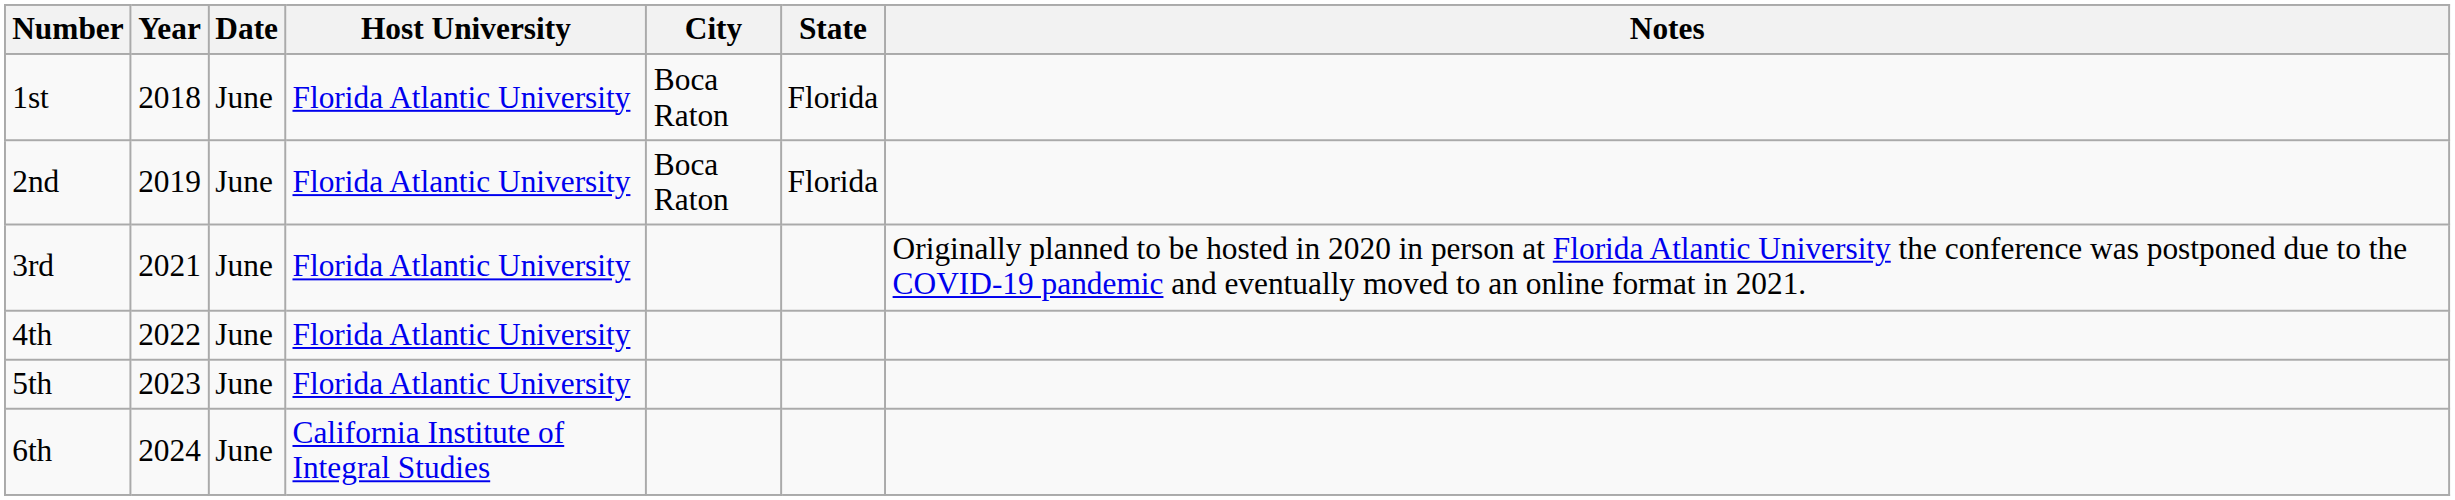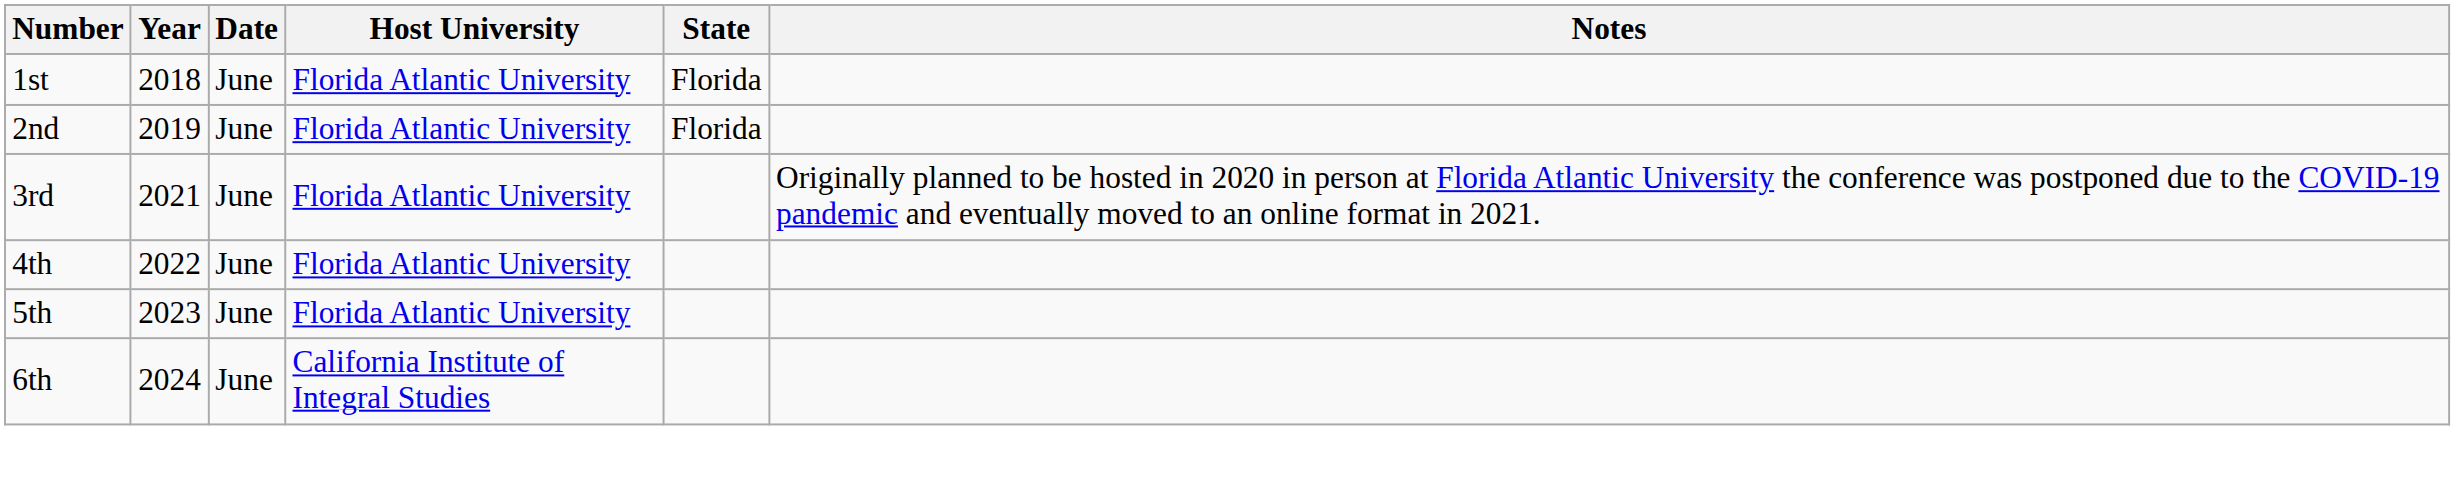- column: (713, 29)
